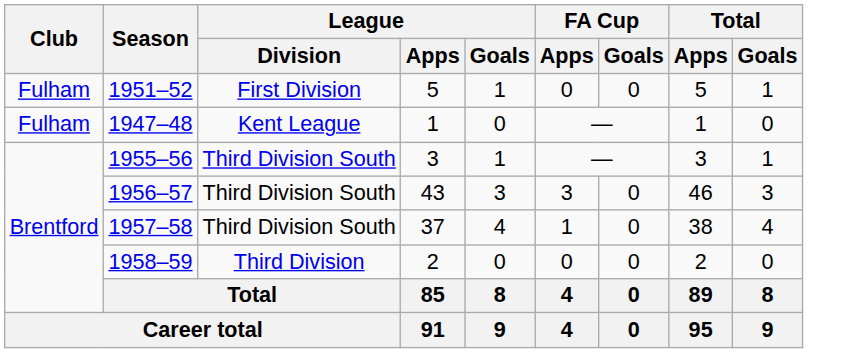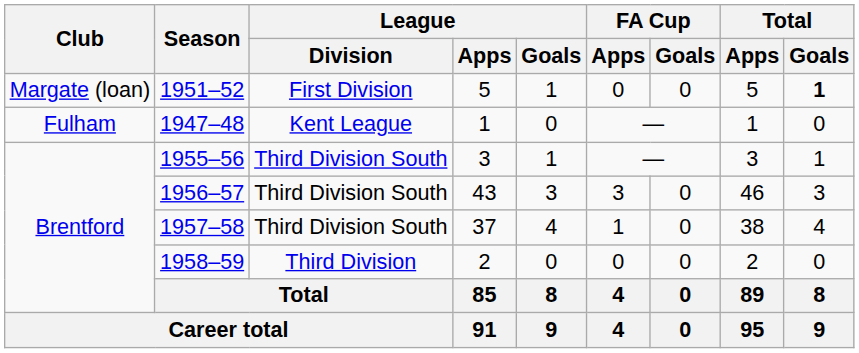(54, 90) Fulham -> (80, 90) Margate (loan)
(768, 90) normal -> (819, 90) bold
